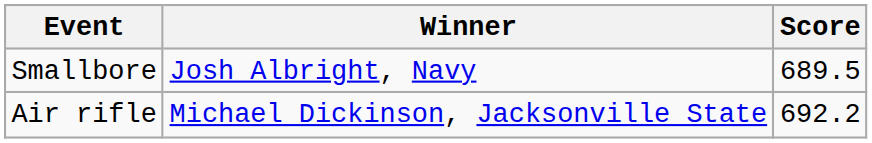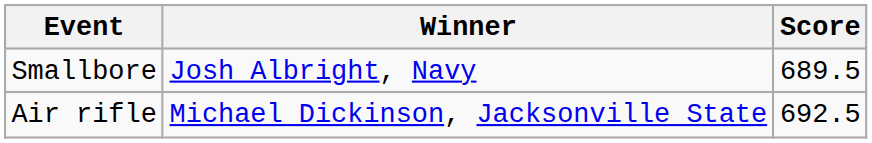(820, 115) 692.2 -> (820, 115) 692.5
